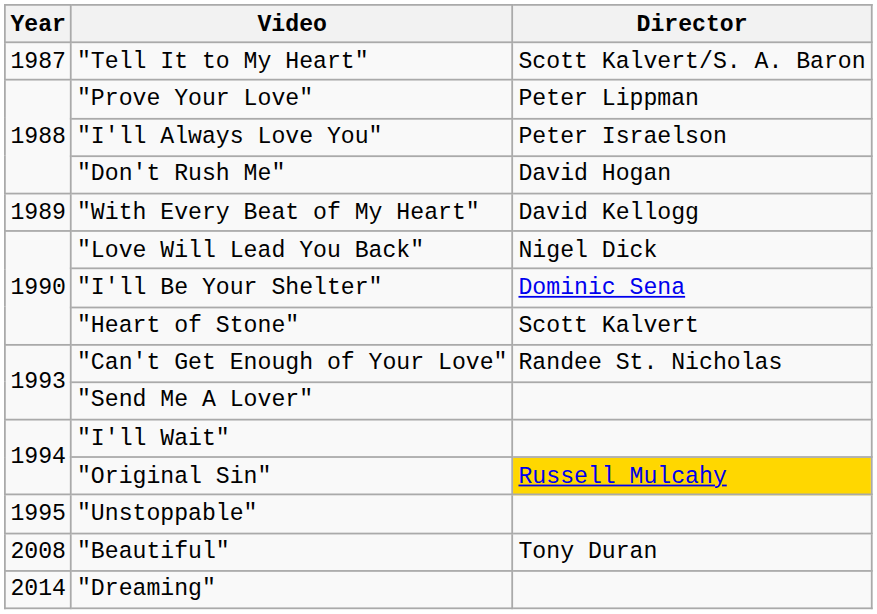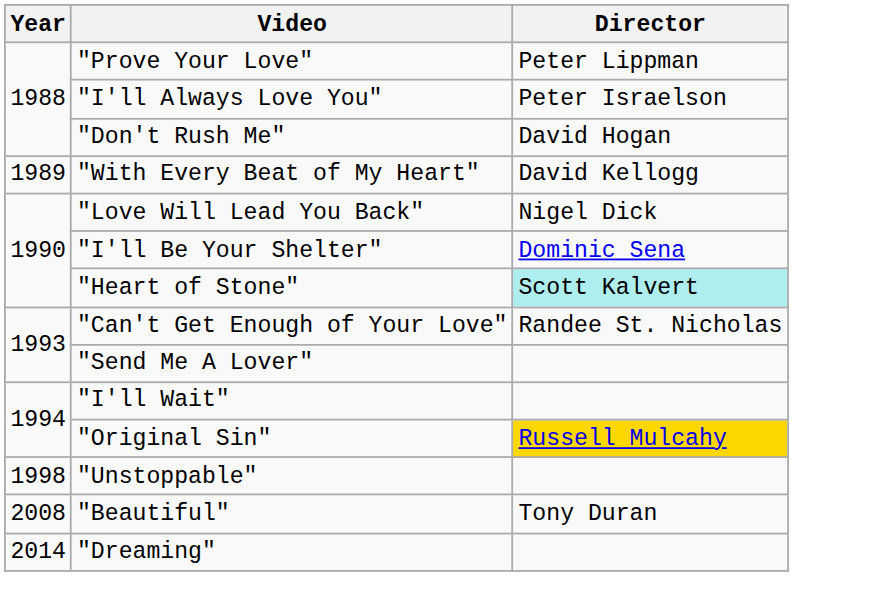- row: (223, 61)
(609, 325) no background -> (609, 288) paleturquoise background
(38, 514) 1995 -> (38, 476) 1998
